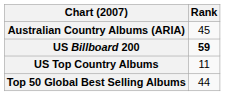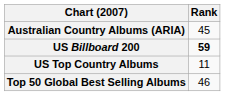(204, 82) 44 -> (204, 82) 46
